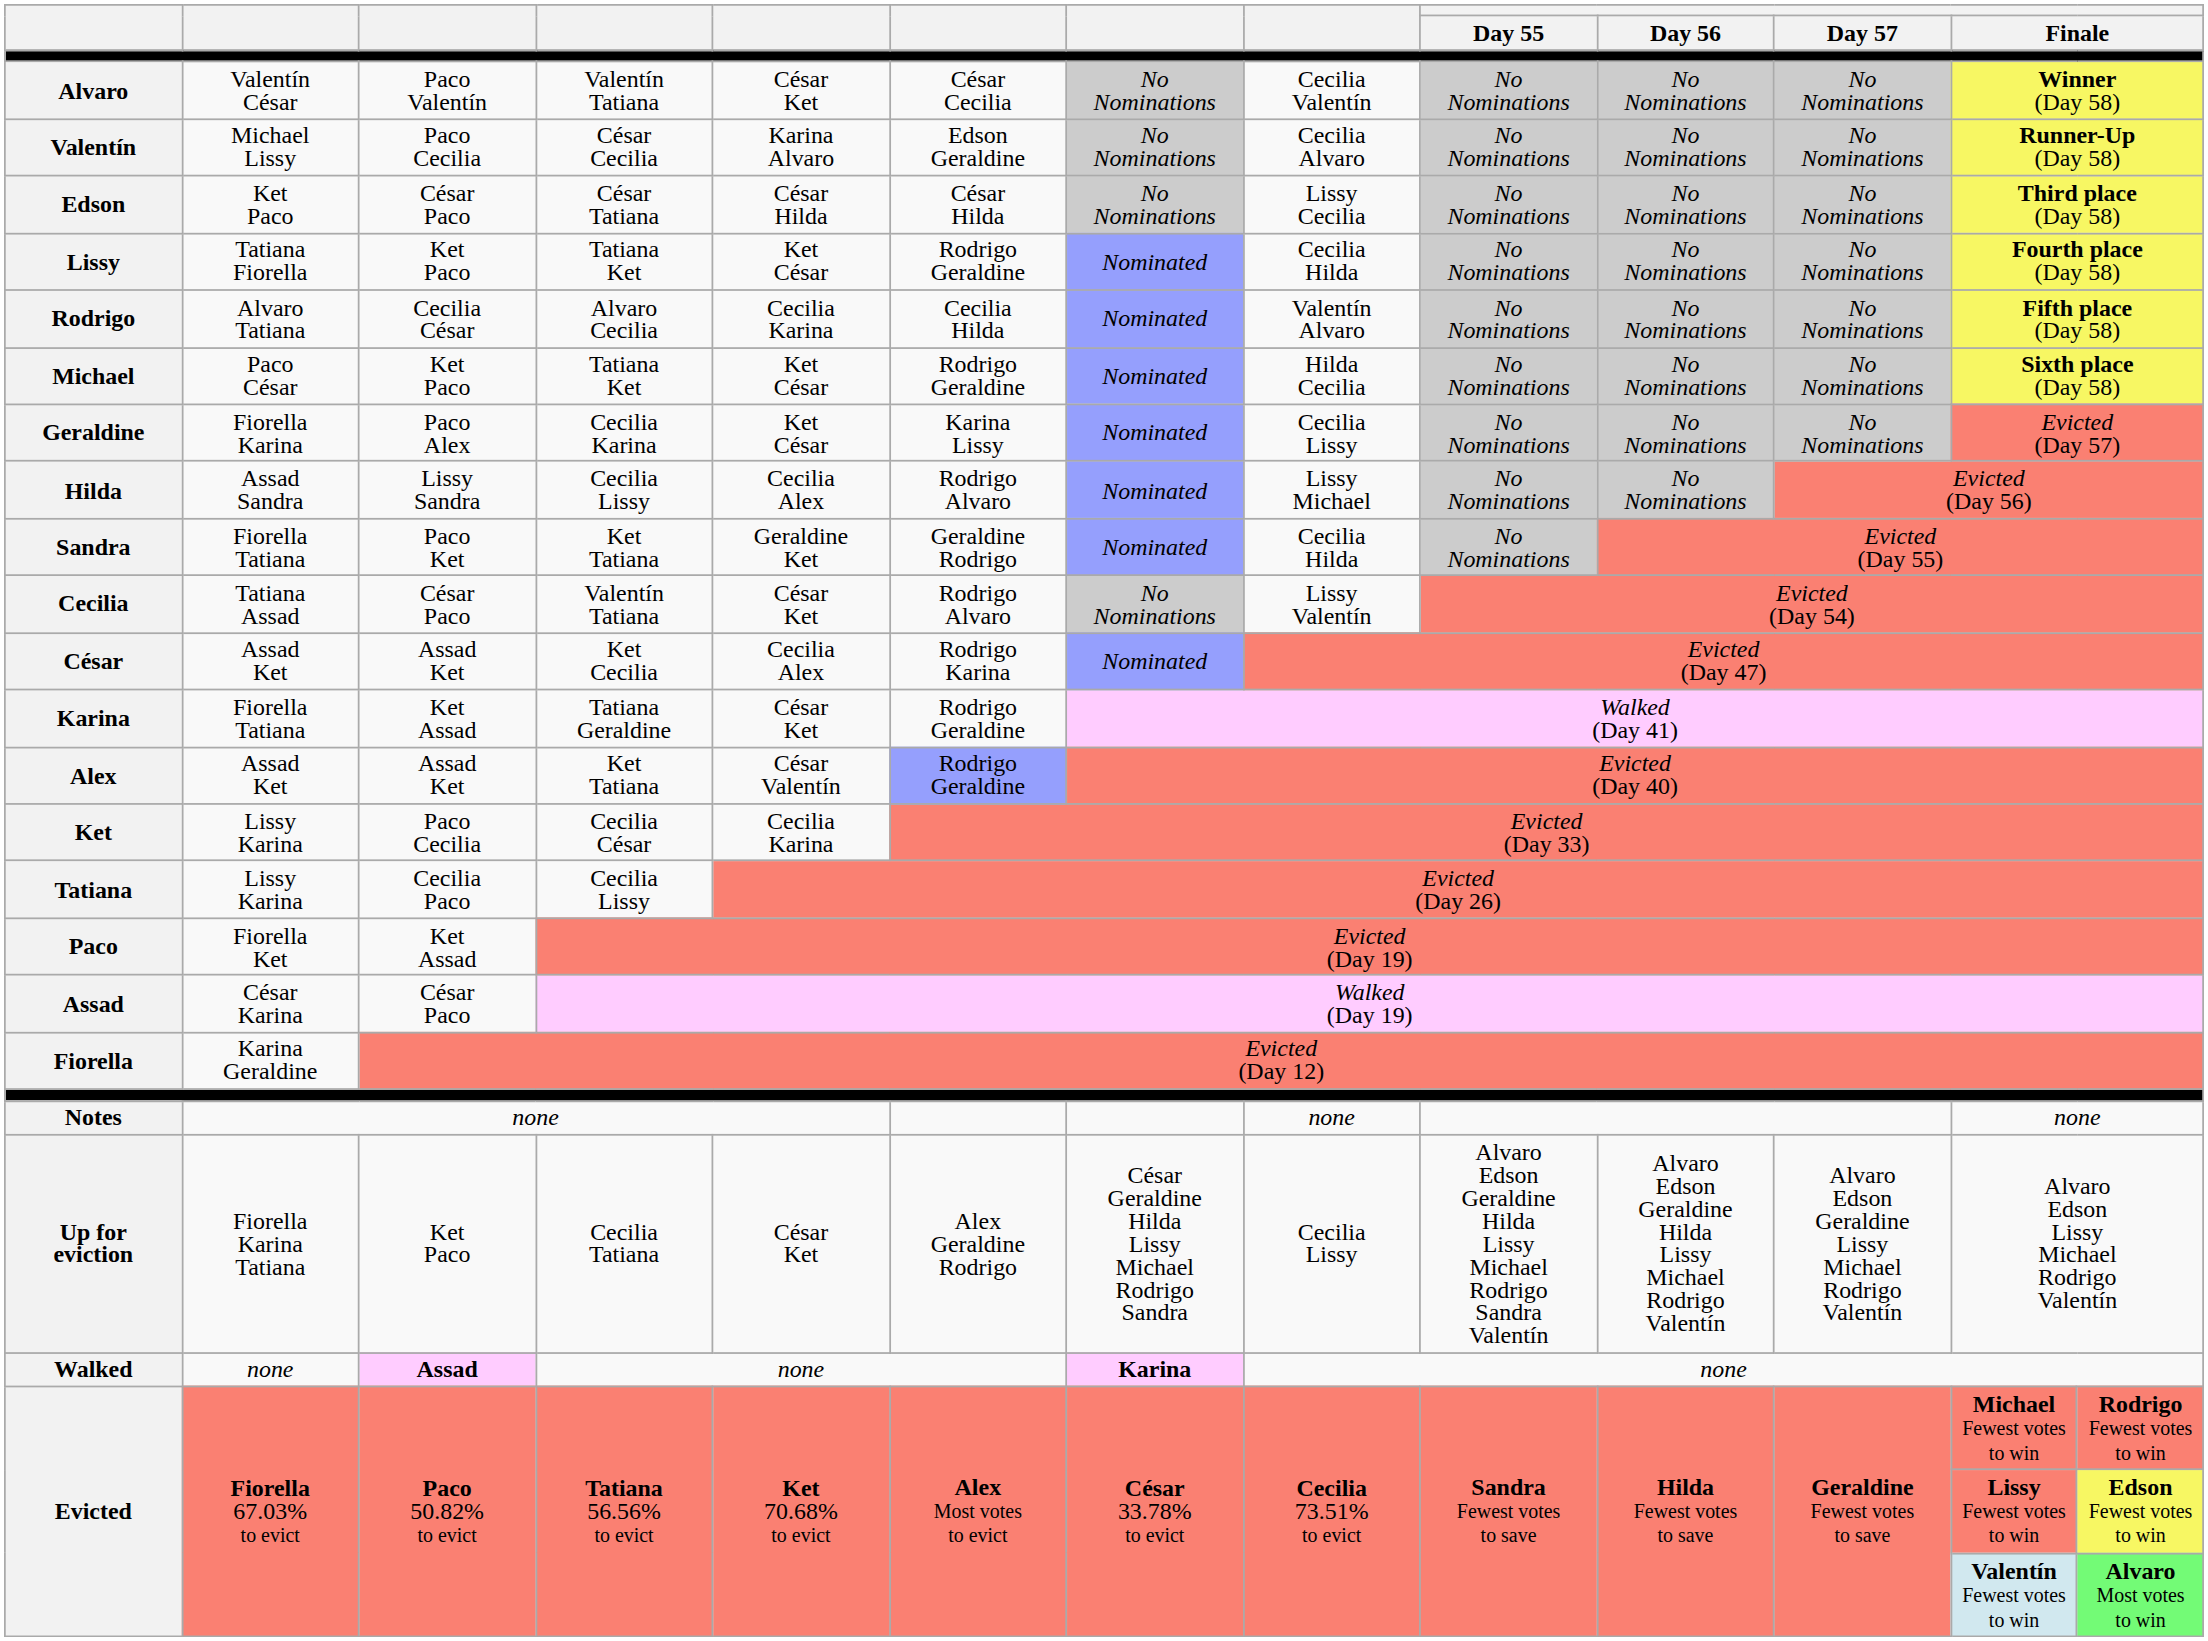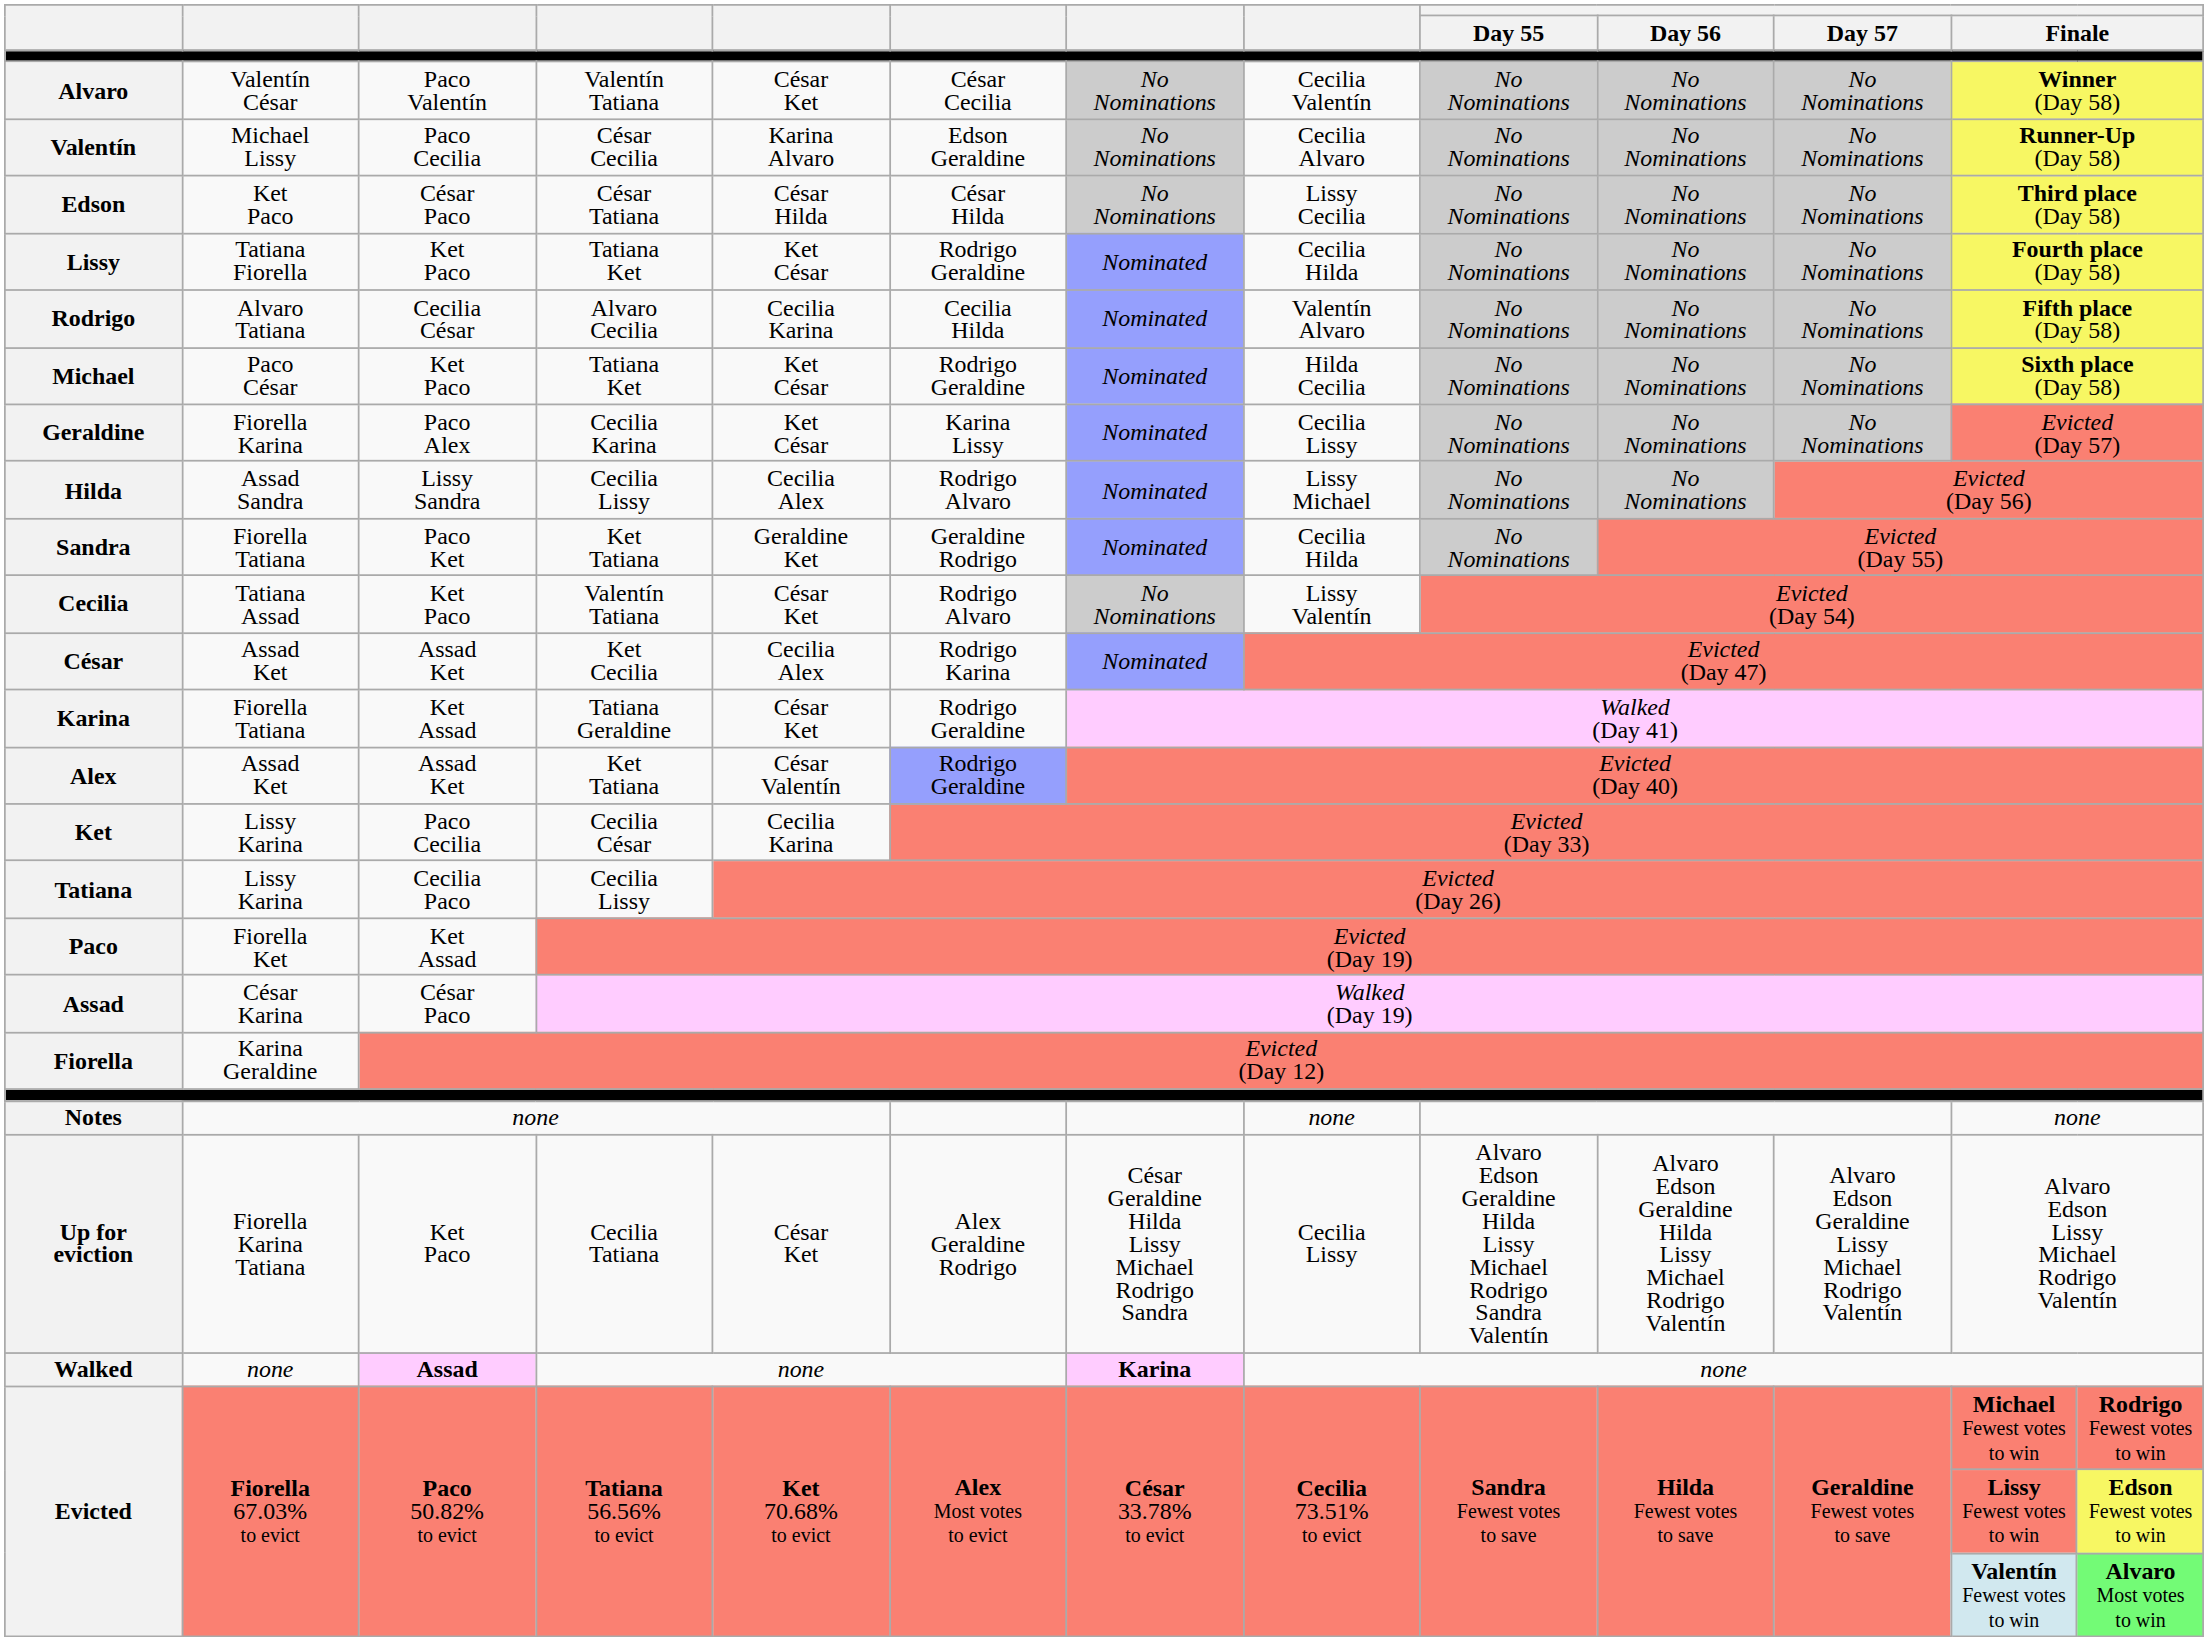(447, 604) César Paco -> (447, 604) Ket Paco
